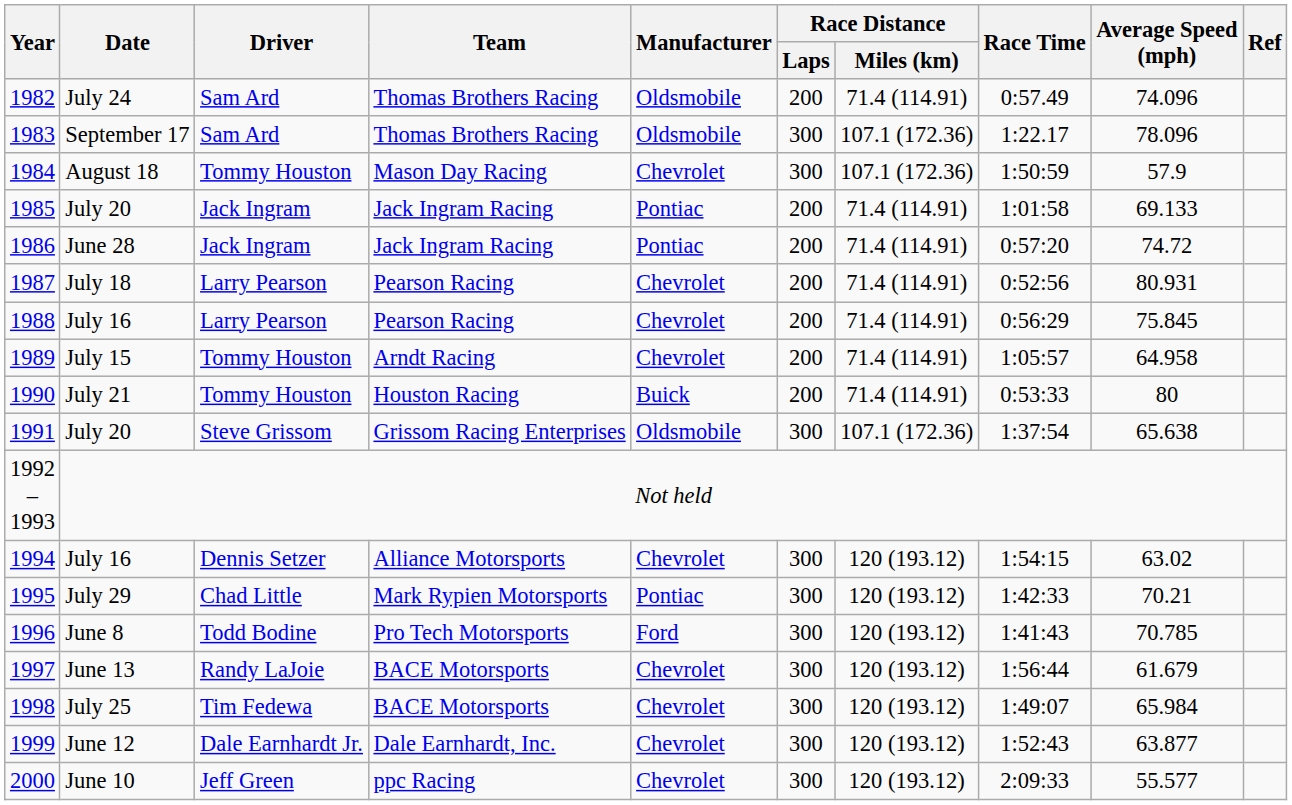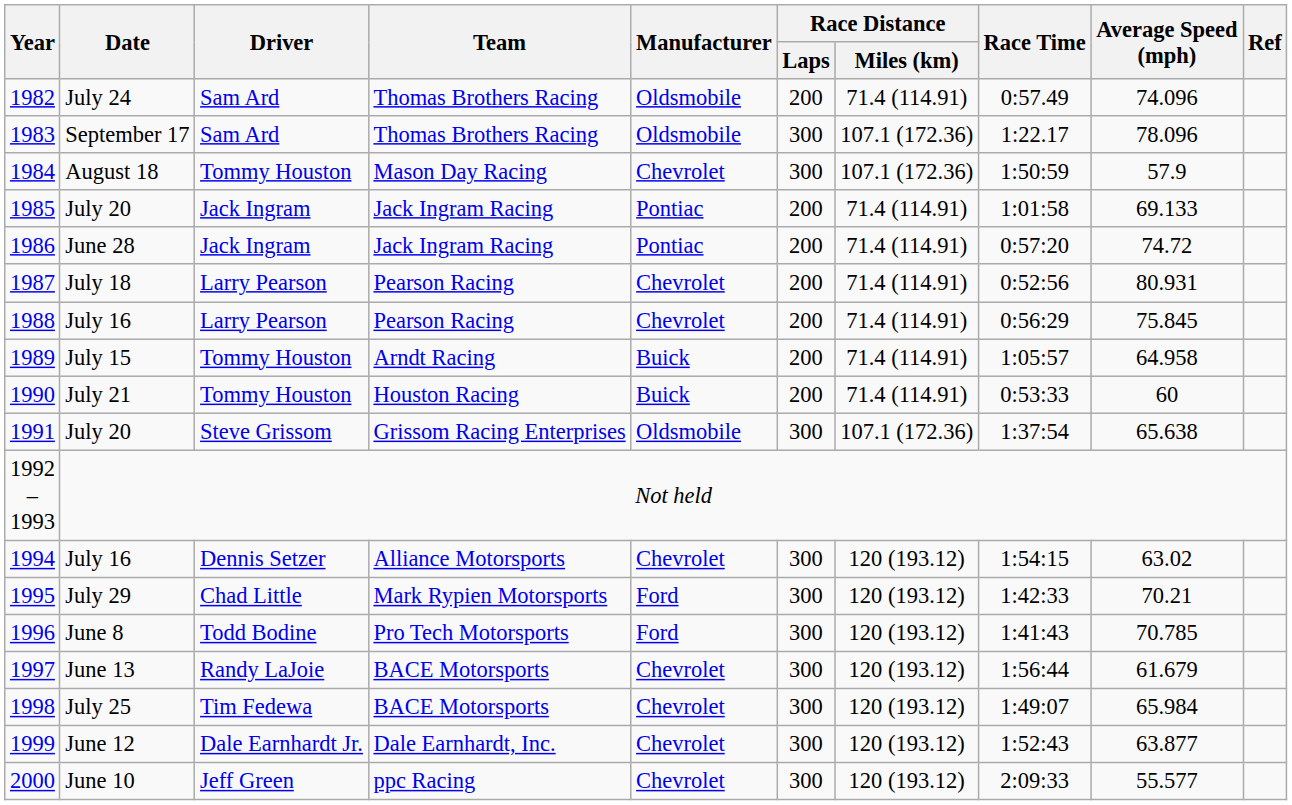(680, 357) Chevrolet -> (663, 357) Buick
(1167, 394) 80 -> (1167, 394) 60
(670, 595) Pontiac -> (657, 595) Ford
